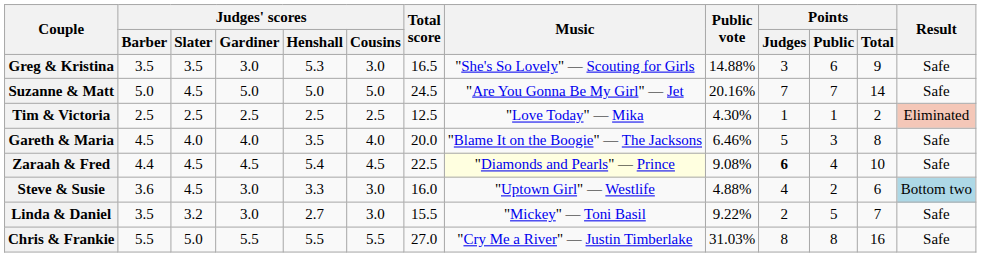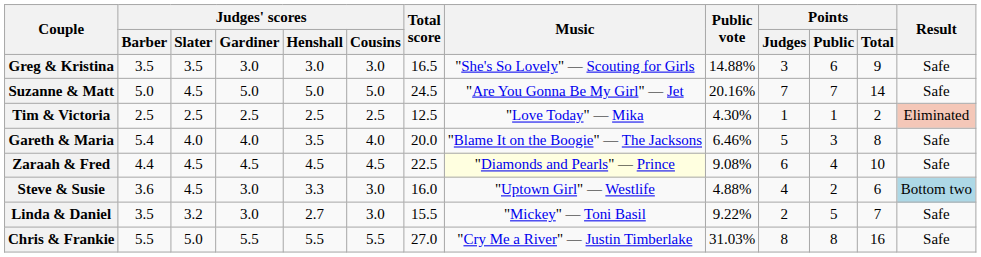(315, 66) 5.3 -> (315, 66) 3.0
(144, 140) 4.5 -> (144, 140) 5.4
(315, 165) 5.4 -> (315, 165) 4.5
(784, 165) bold -> (784, 165) normal
